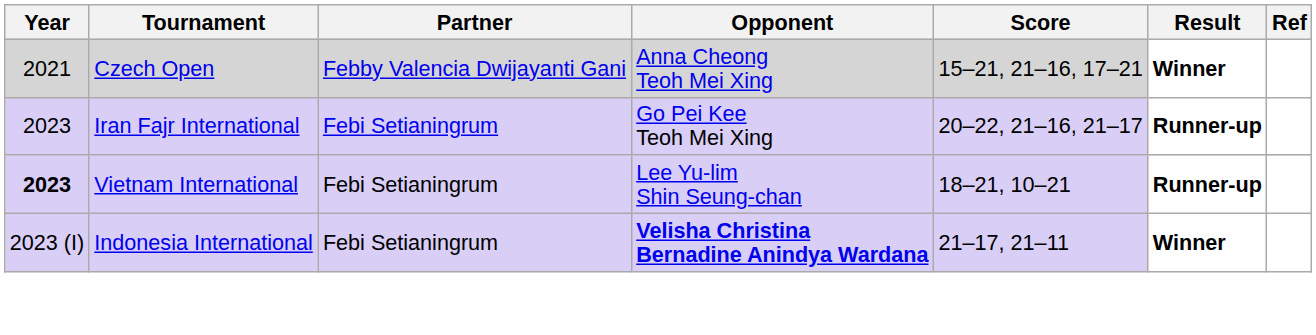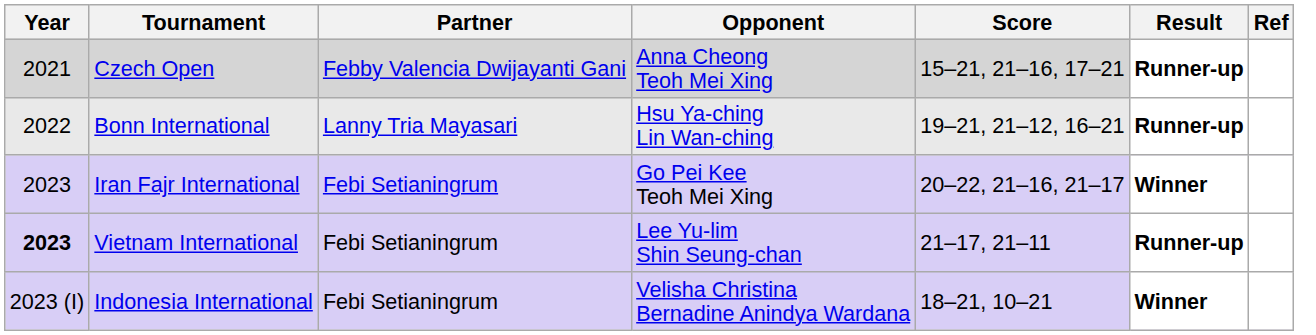(1189, 68) Winner -> (1189, 68) Runner-up
+ row: (182, 126)
(1207, 126) Runner-up -> (1171, 185) Winner
(1005, 185) 18–21, 10–21 -> (986, 243) 21–17, 21–11
(782, 243) bold -> (773, 301) normal
(1004, 243) 21–17, 21–11 -> (986, 301) 18–21, 10–21
